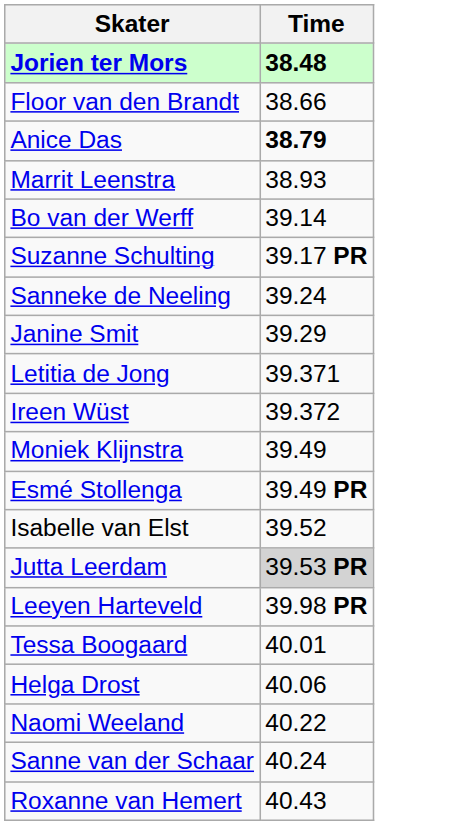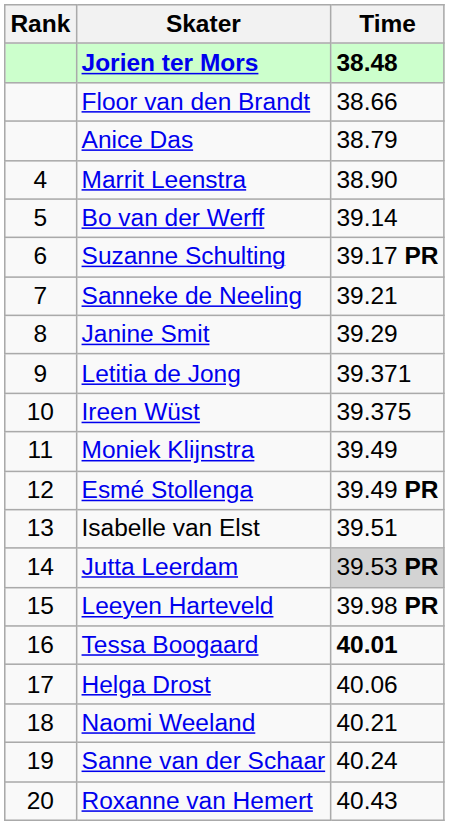+ column: (40, 23)
(296, 140) bold -> (367, 140) normal
(296, 179) 38.93 -> (367, 179) 38.90
(296, 295) 39.24 -> (367, 295) 39.21
(303, 412) 39.372 -> (374, 412) 39.375
(296, 528) 39.52 -> (367, 528) 39.51
(296, 645) normal -> (367, 645) bold
(296, 722) 40.22 -> (367, 722) 40.21
